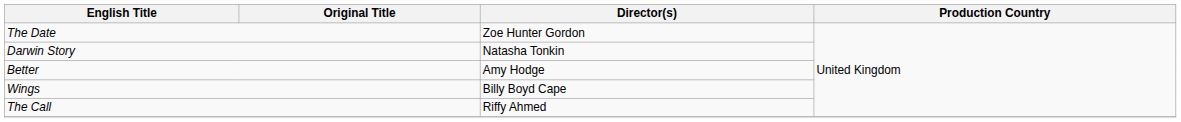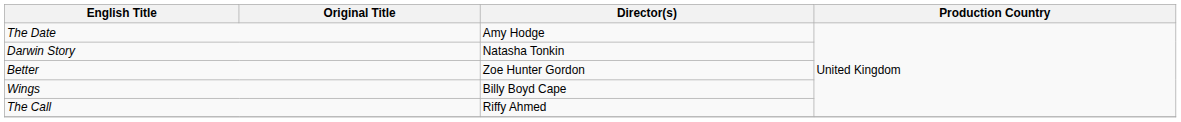(534, 32) Zoe Hunter Gordon -> (514, 32) Amy Hodge
(514, 70) Amy Hodge -> (534, 70) Zoe Hunter Gordon
